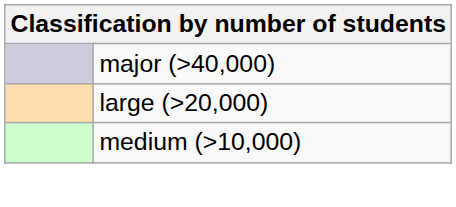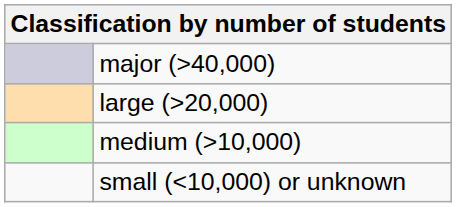+ row: (253, 181)
